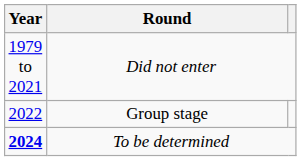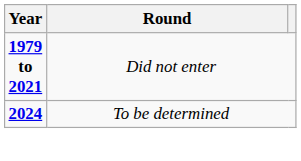(25, 66) normal -> (25, 66) bold
- row: (167, 114)
